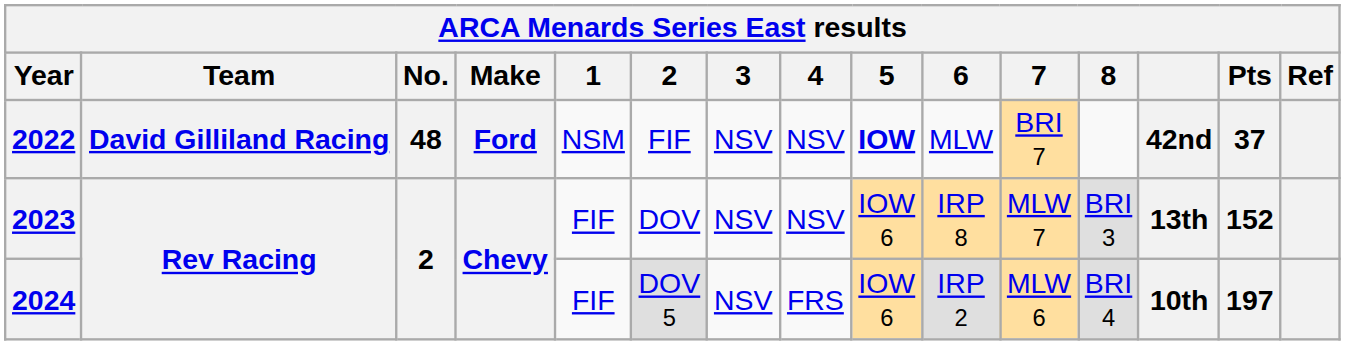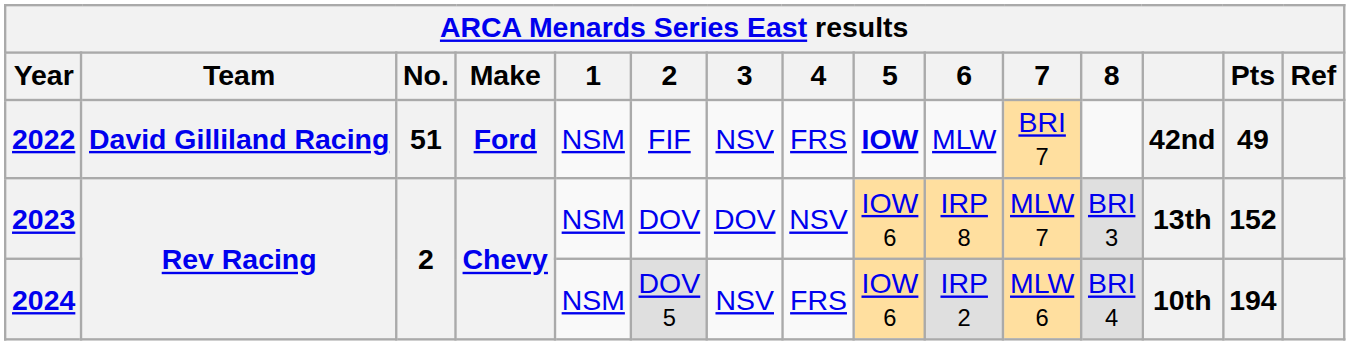(426, 139) 48 -> (426, 139) 51
(815, 139) NSV -> (819, 139) FRS
(1250, 139) 37 -> (1253, 139) 49
(593, 219) FIF -> (593, 219) NSM
(743, 219) NSV -> (745, 219) DOV
(593, 299) FIF -> (593, 299) NSM
(1250, 299) 197 -> (1253, 299) 194
